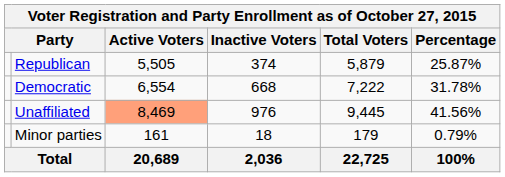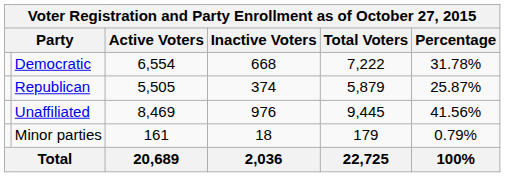rows swapped: (53, 87) <-> (52, 64)
(156, 111) lightsalmon background -> (156, 111) no background
